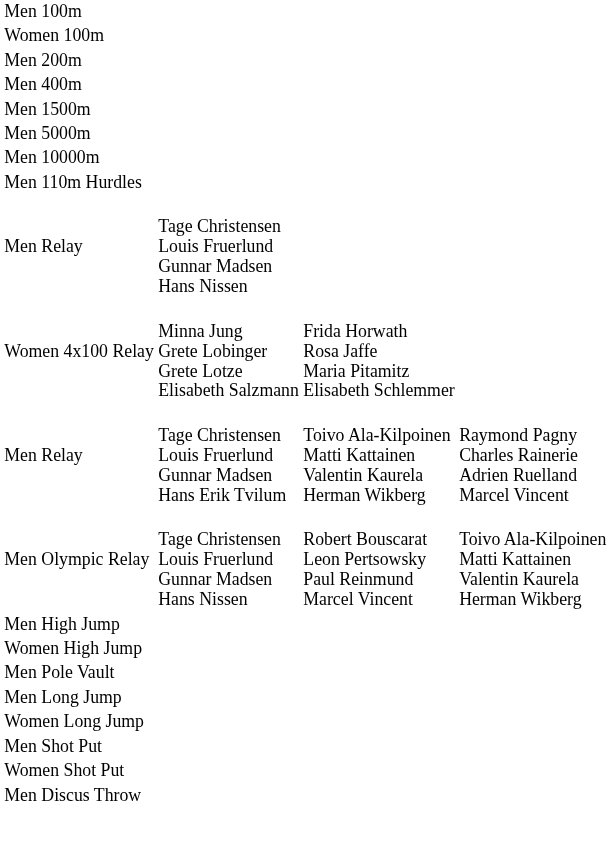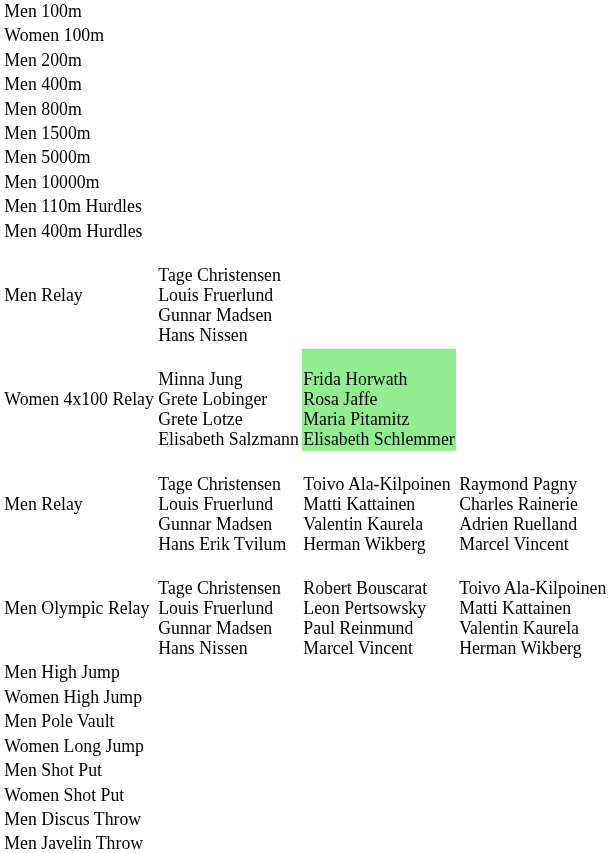+ row: (43, 108)
+ row: (73, 231)
(379, 360) no background -> (379, 409) lightgreen background
- row: (63, 697)
+ row: (74, 843)
